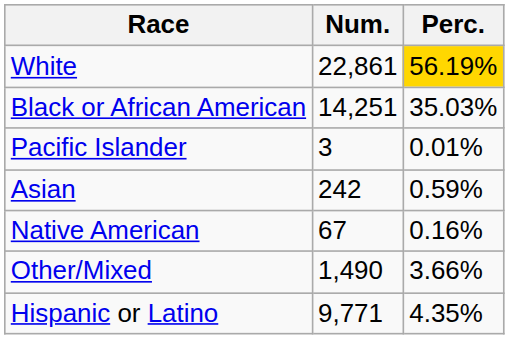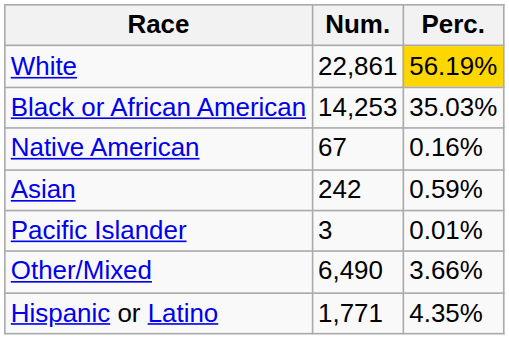(358, 107) 14,251 -> (358, 107) 14,253
rows swapped: (105, 230) <-> (99, 148)
(350, 271) 1,490 -> (350, 271) 6,490
(350, 312) 9,771 -> (350, 312) 1,771
